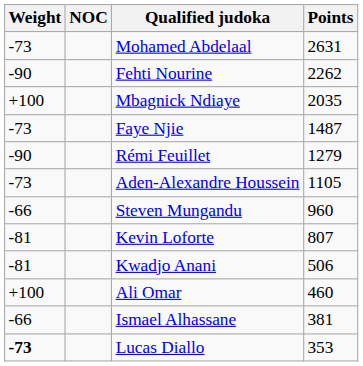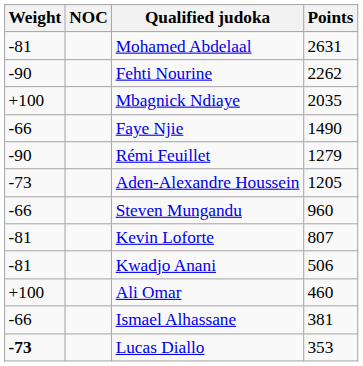(20, 45) -73 -> (20, 45) -81
(20, 127) -73 -> (20, 127) -66
(325, 127) 1487 -> (325, 127) 1490
(324, 182) 1105 -> (325, 182) 1205
